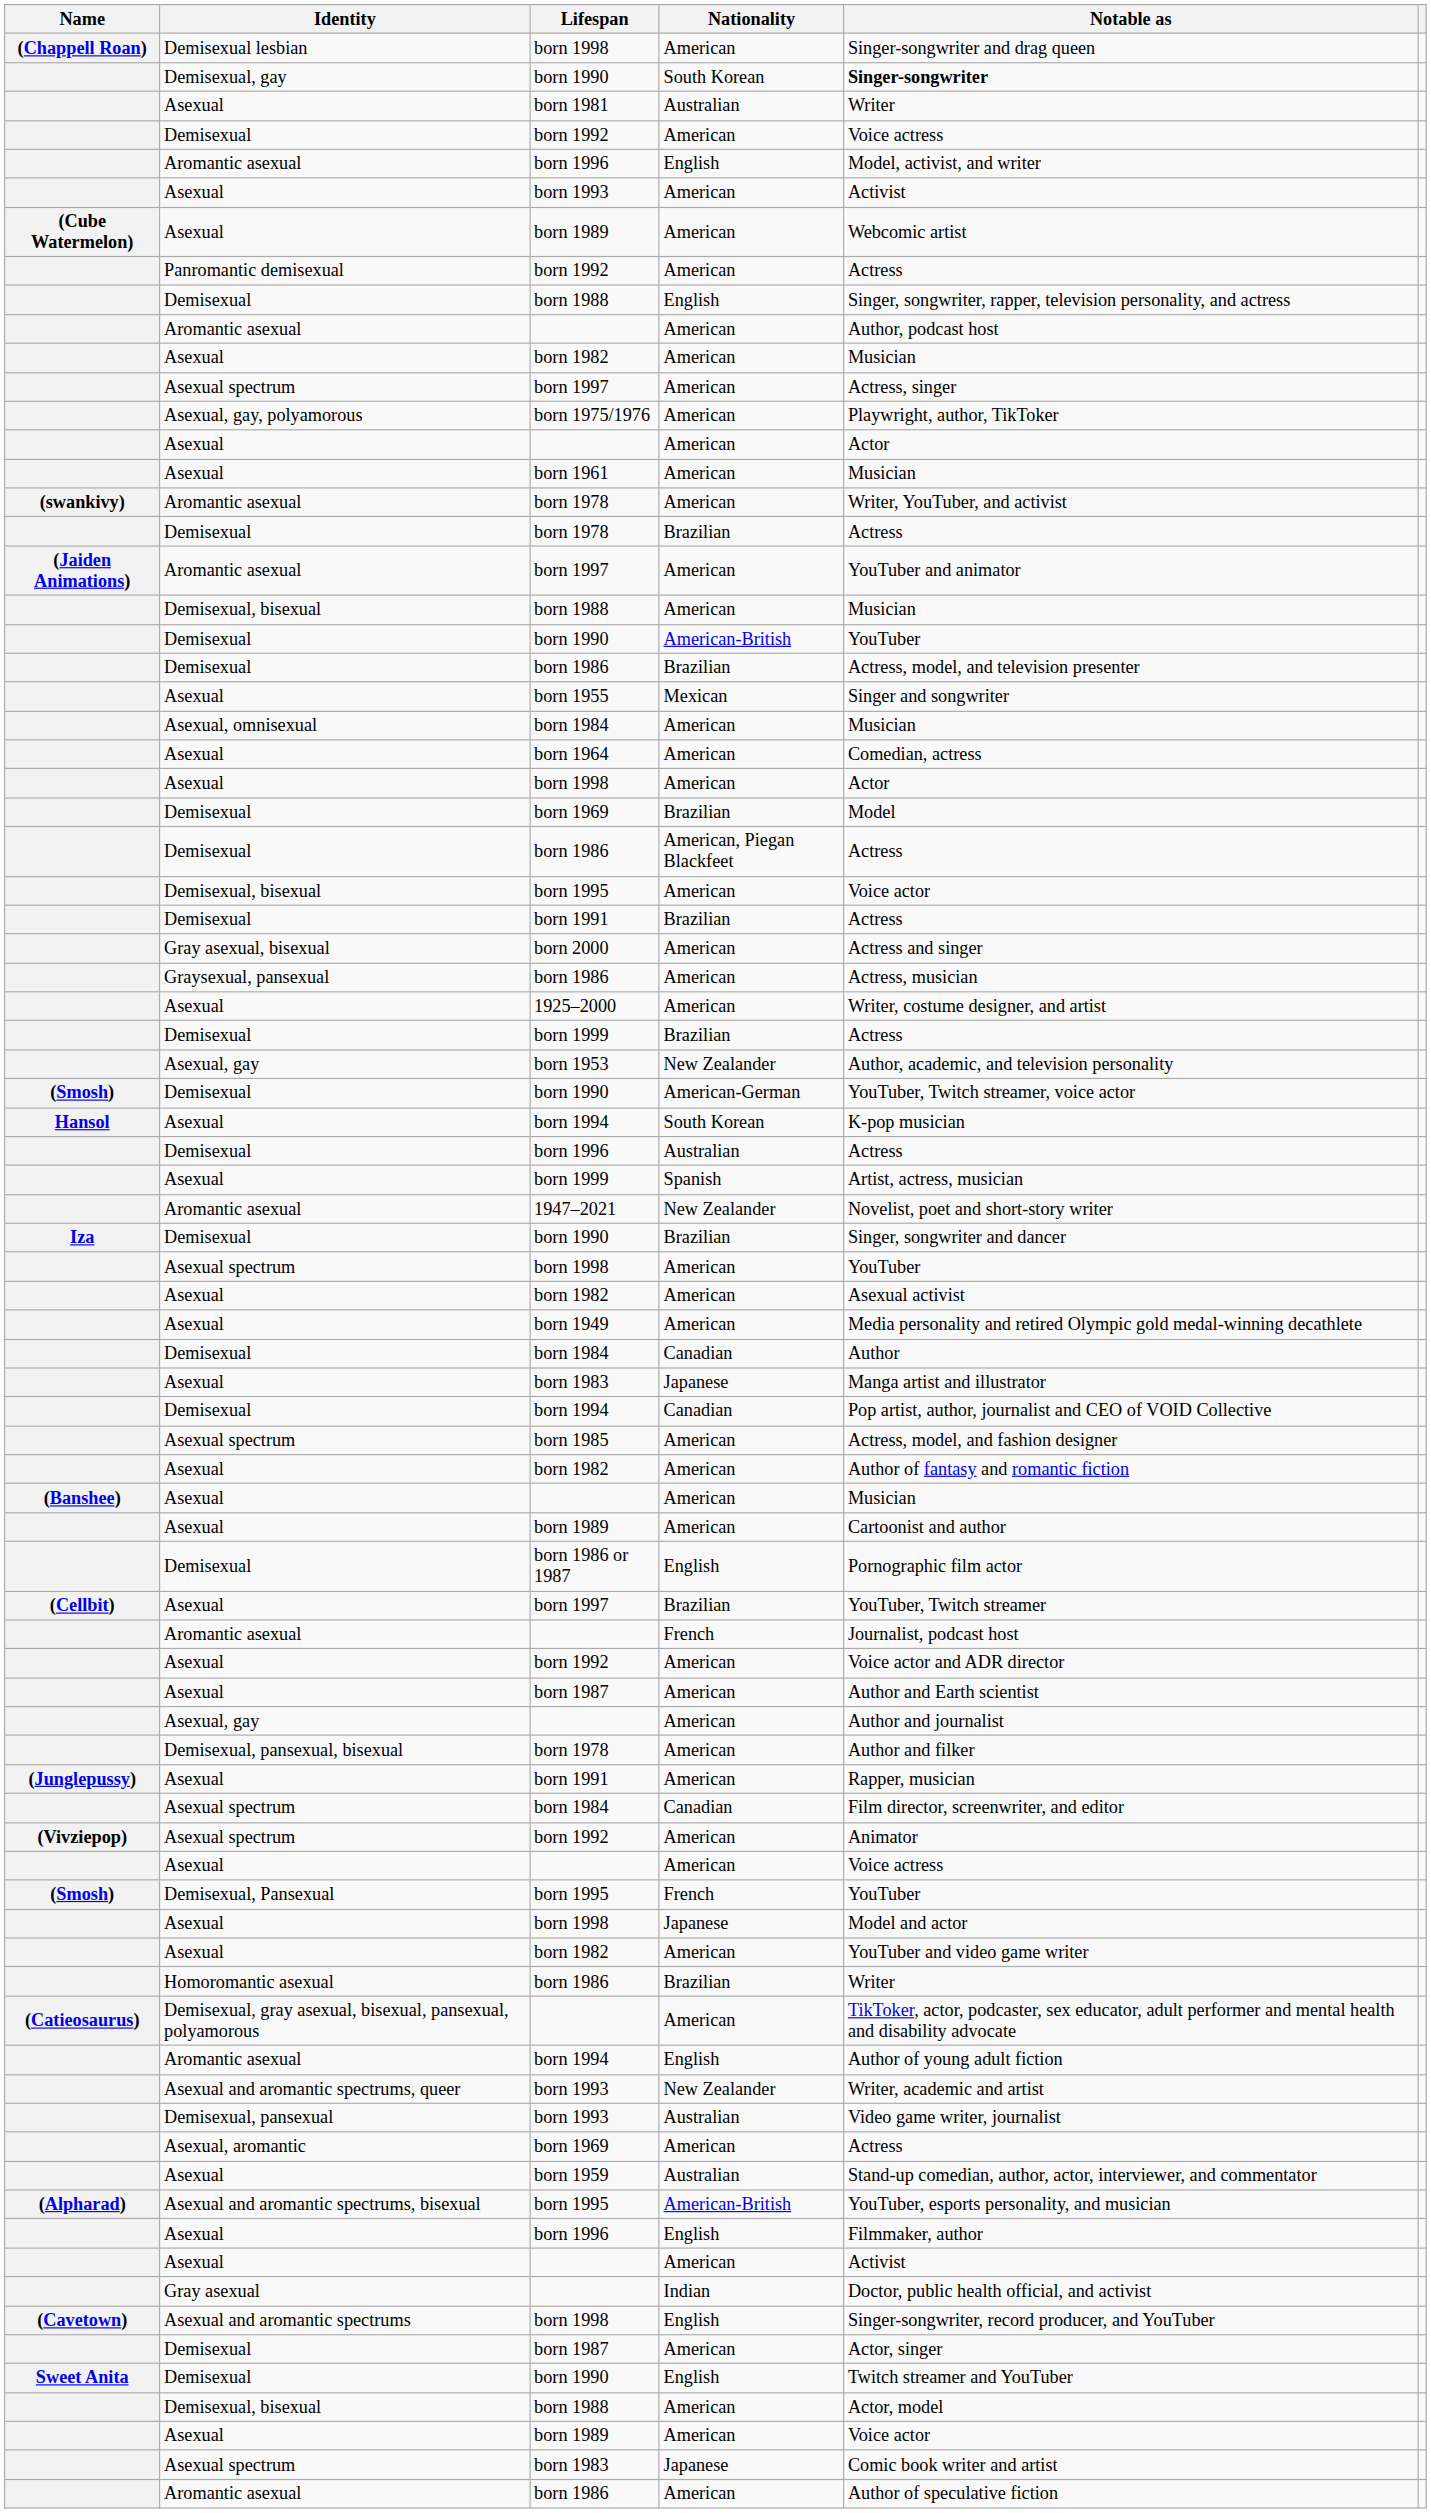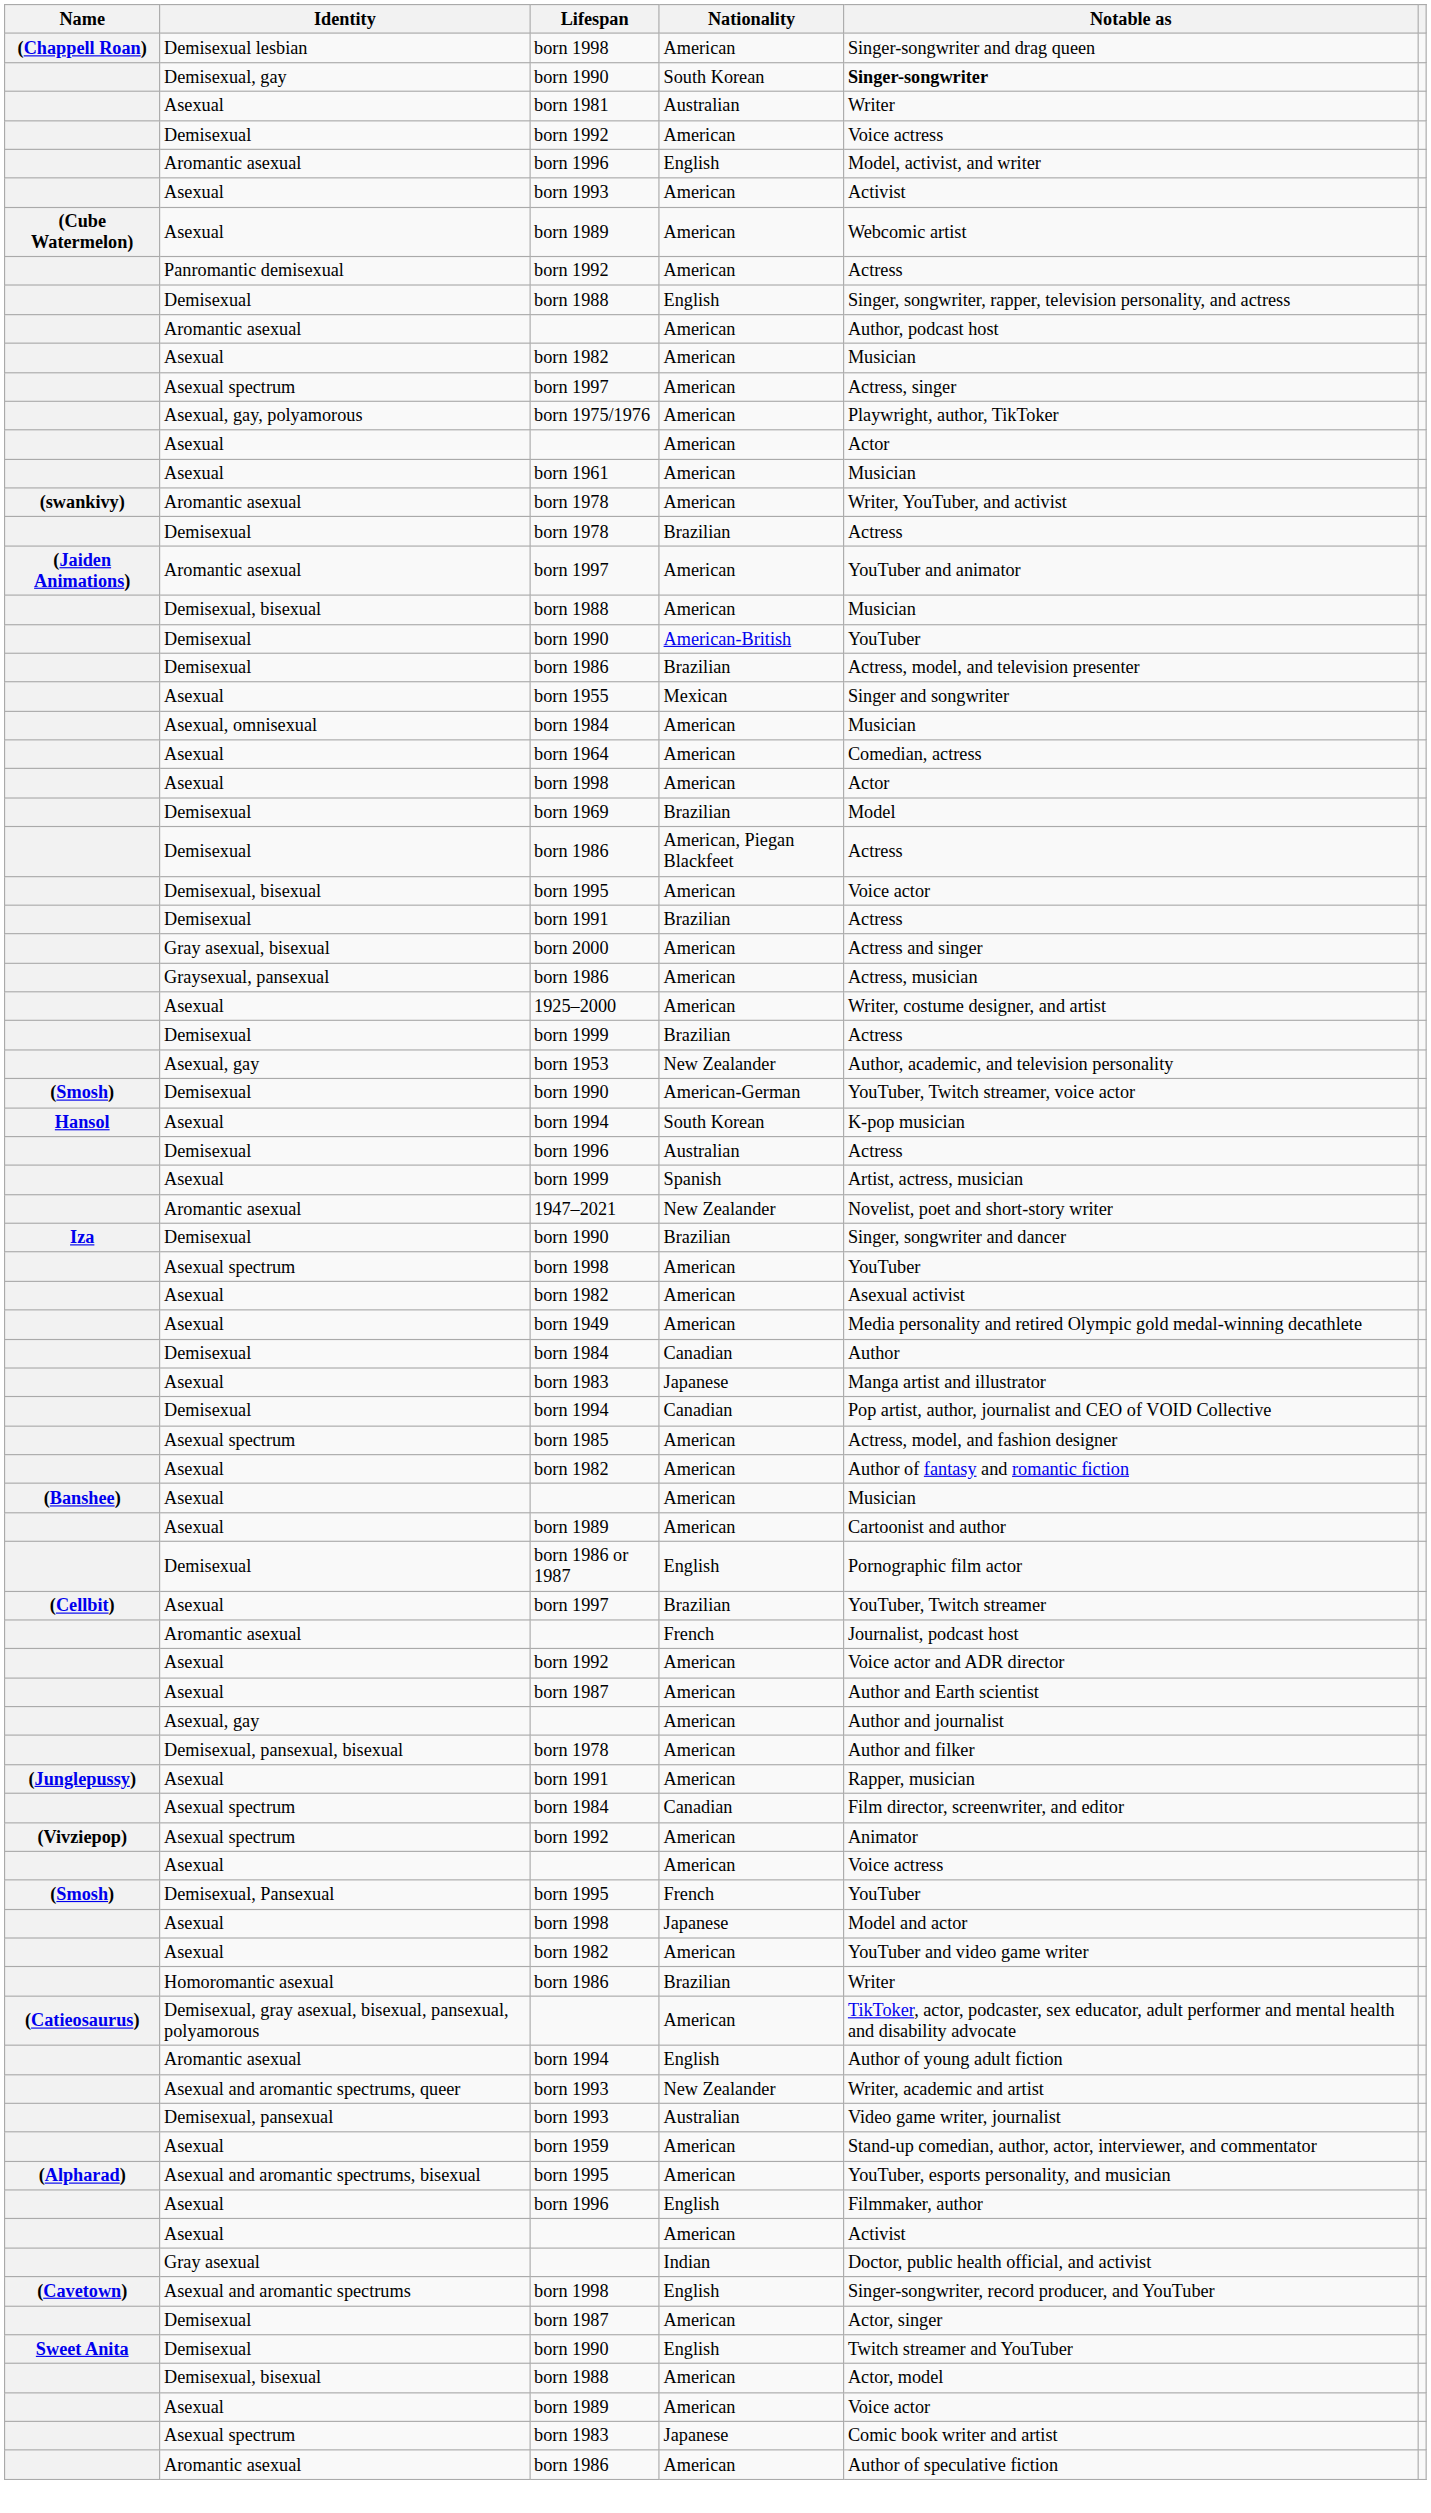- row: (235, 2146)
(702, 2175) Australian -> (700, 2146) American
(727, 2204) American-British -> (700, 2175) American
